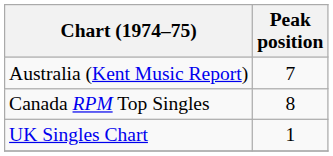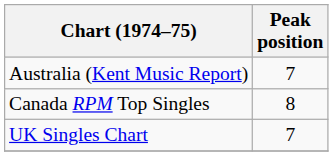(290, 134) 1 -> (290, 134) 7
